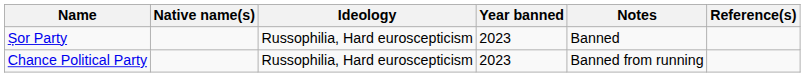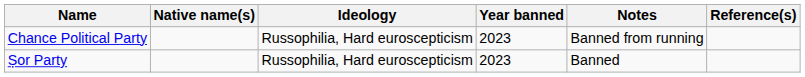rows swapped: (37, 38) <-> (77, 60)
